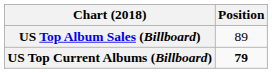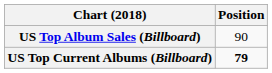(241, 36) 89 -> (241, 36) 90
